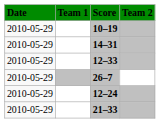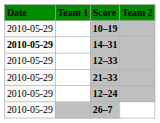(30, 45) normal -> (30, 45) bold
rows swapped: (103, 77) <-> (105, 110)
